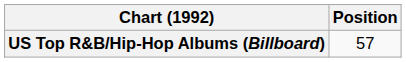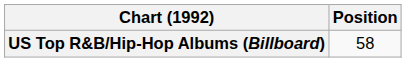(365, 43) 57 -> (365, 43) 58
